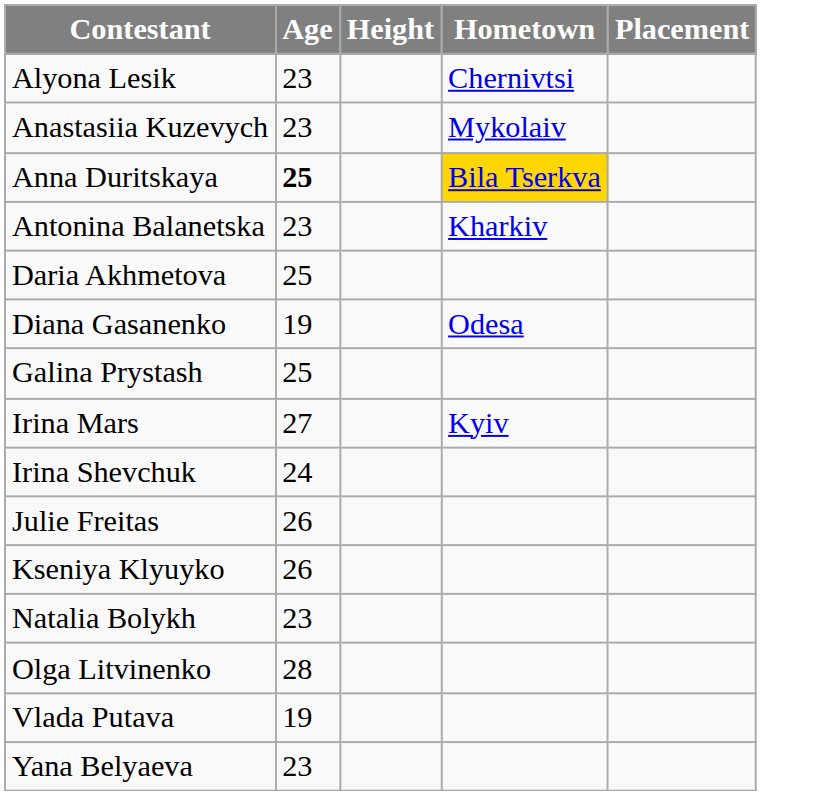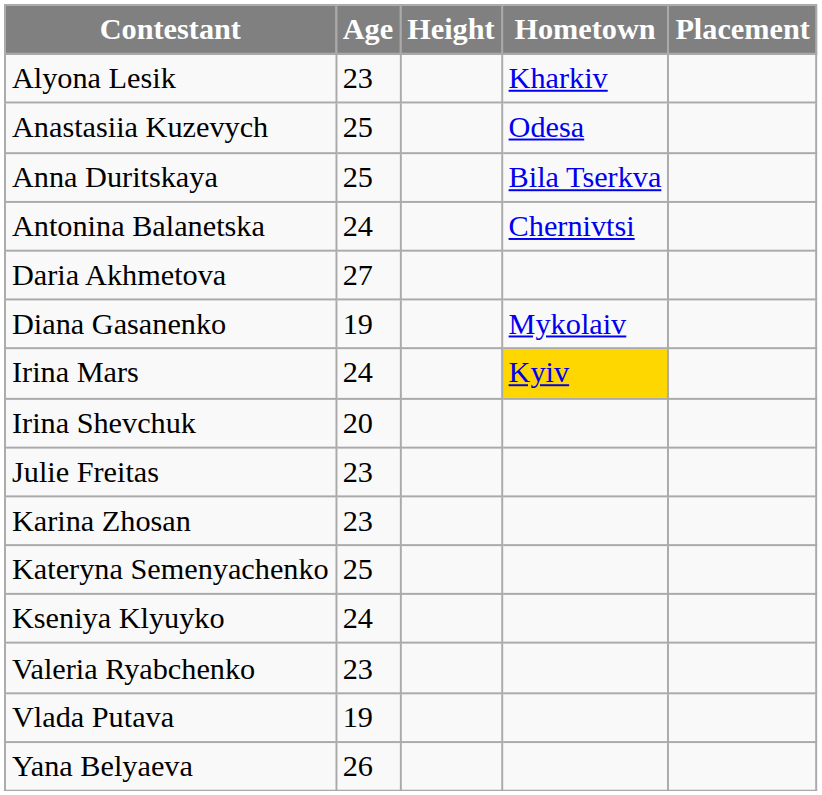(511, 77) Chernivtsi -> (558, 77) Kharkiv
(297, 126) 23 -> (358, 126) 25
(507, 126) Mykolaiv -> (546, 126) Odesa
(297, 175) bold -> (358, 175) normal
(524, 175) gold background -> (585, 175) no background
(297, 225) 23 -> (358, 225) 24
(498, 225) Kharkiv -> (572, 225) Chernivtsi
(297, 274) 25 -> (358, 274) 27
(486, 323) Odesa -> (567, 323) Mykolaiv
- row: (107, 372)
(297, 421) 27 -> (358, 372) 24
(478, 421) no background -> (539, 372) gold background
(297, 470) 24 -> (358, 421) 20
(297, 519) 26 -> (358, 470) 23
+ row: (101, 519)
+ row: (170, 568)
(297, 568) 26 -> (358, 617) 24
- row: (104, 617)
- row: (112, 667)
+ row: (134, 667)
(297, 765) 23 -> (358, 765) 26
